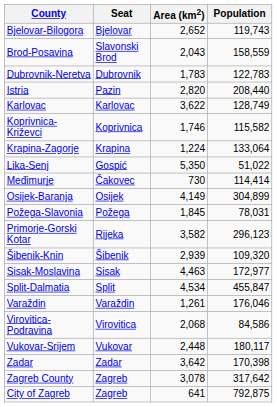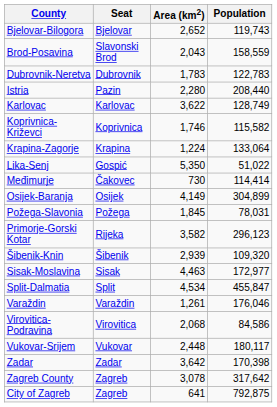(193, 90) 2,820 -> (193, 90) 2,280
